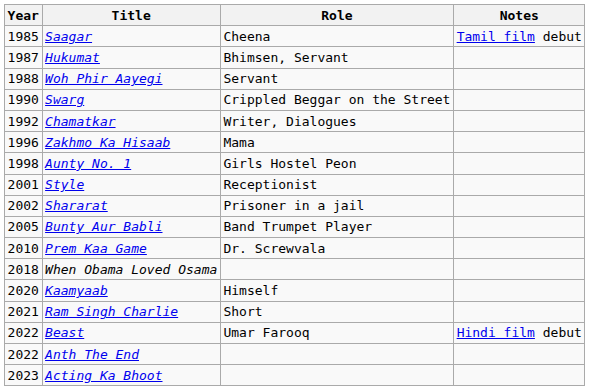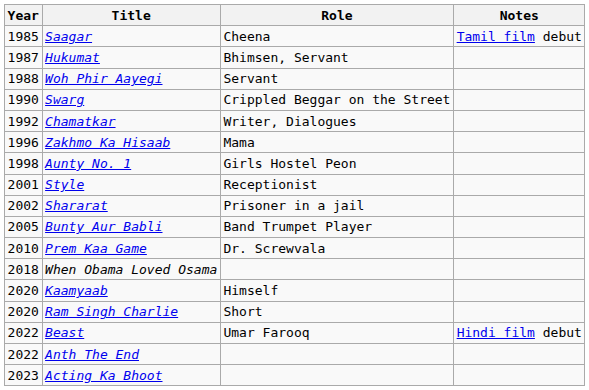(23, 312) 2021 -> (23, 312) 2020
